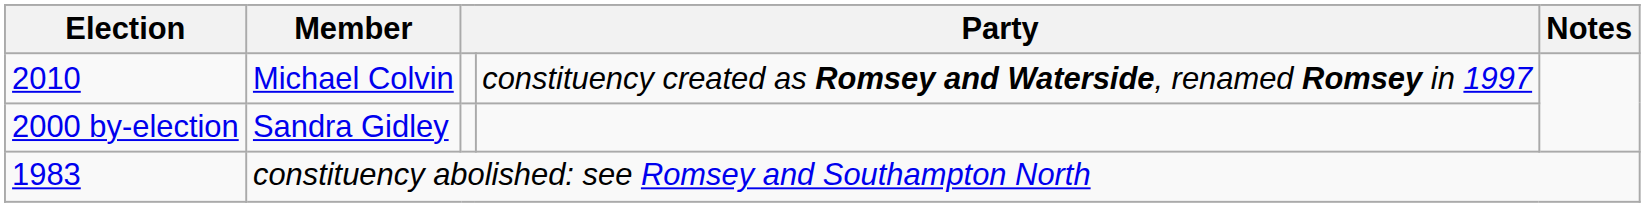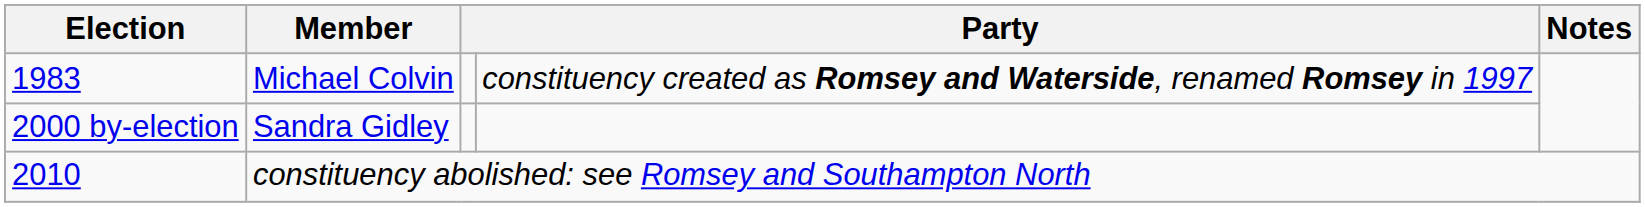(46, 77) 2010 -> (46, 77) 1983
(46, 175) 1983 -> (46, 175) 2010
